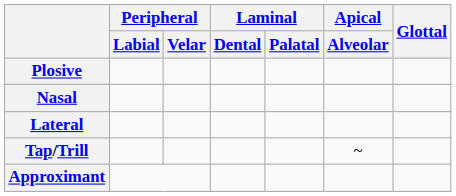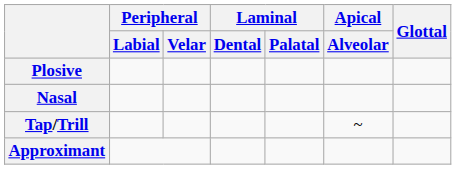- row: (57, 124)
